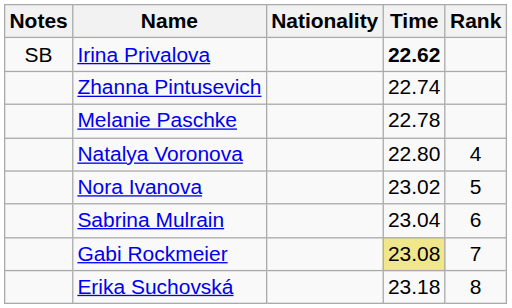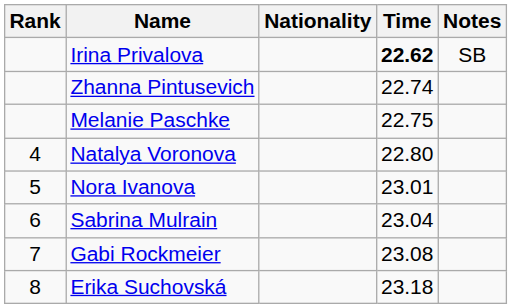columns swapped: (476, 21) <-> (39, 21)
(414, 120) 22.78 -> (407, 120) 22.75
(414, 187) 23.02 -> (407, 187) 23.01
(414, 253) khaki background -> (407, 253) no background
